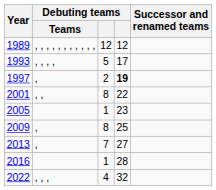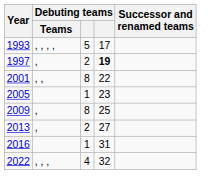- row: (18, 45)
(106, 144) 7 -> (87, 128) 2
(122, 161) 28 -> (104, 144) 31
